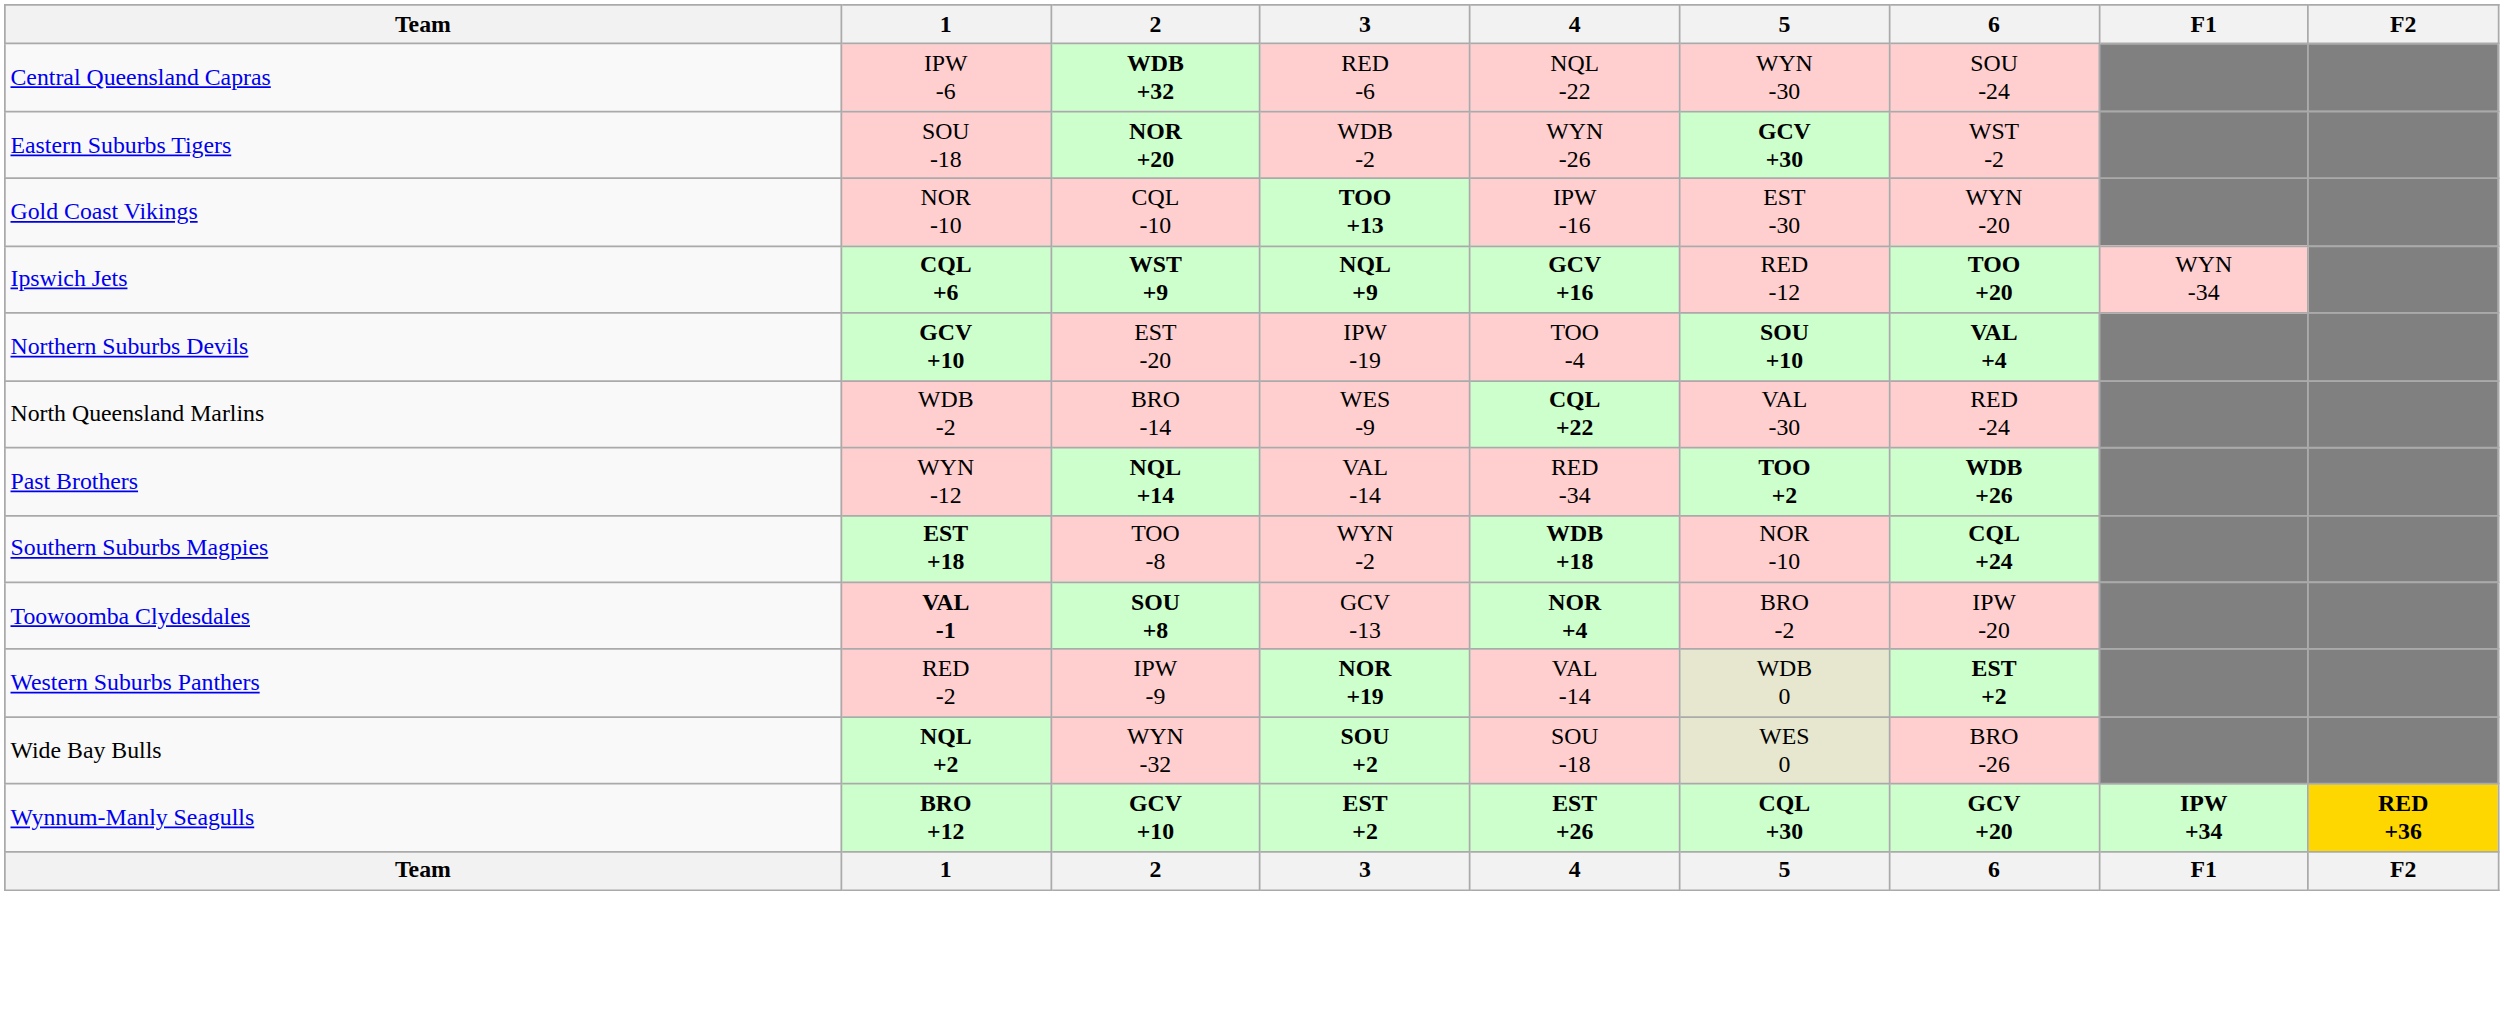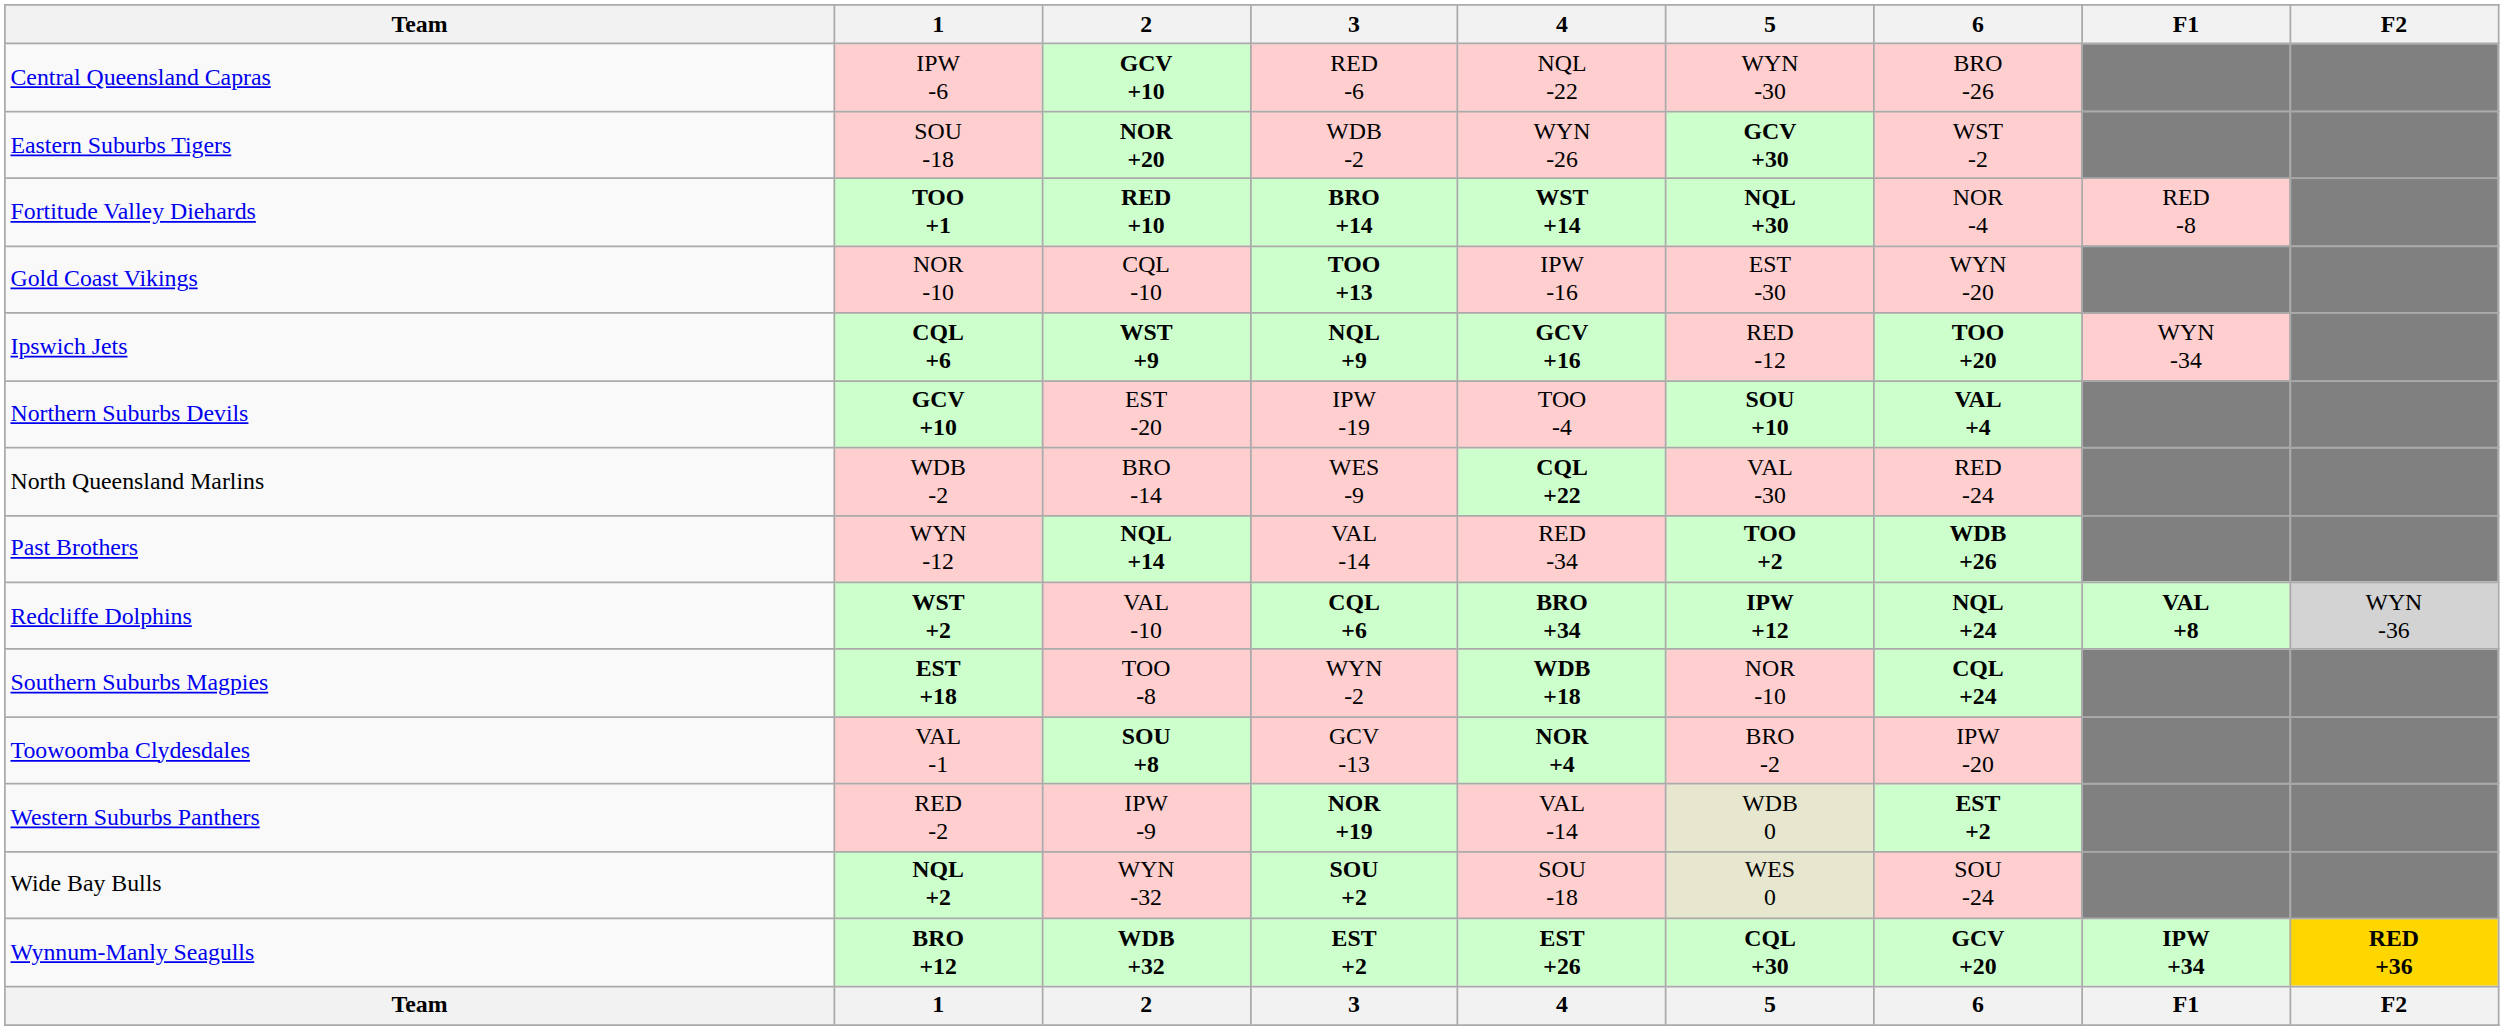(1155, 76) WDB +32 -> (1146, 76) GCV +10
(1994, 76) SOU -24 -> (1978, 76) BRO -26
+ row: (133, 211)
+ row: (101, 615)
(946, 615) bold -> (938, 749) normal
(1994, 749) BRO -26 -> (1978, 884) SOU -24
(1155, 816) GCV +10 -> (1146, 951) WDB +32
